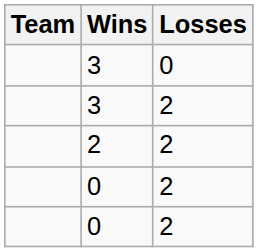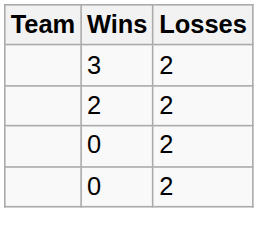- row: (94, 65)
